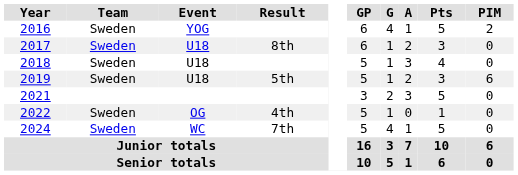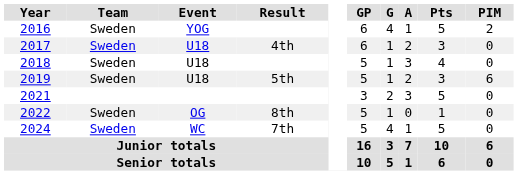(283, 46) 8th -> (283, 46) 4th
(283, 112) 4th -> (283, 112) 8th
